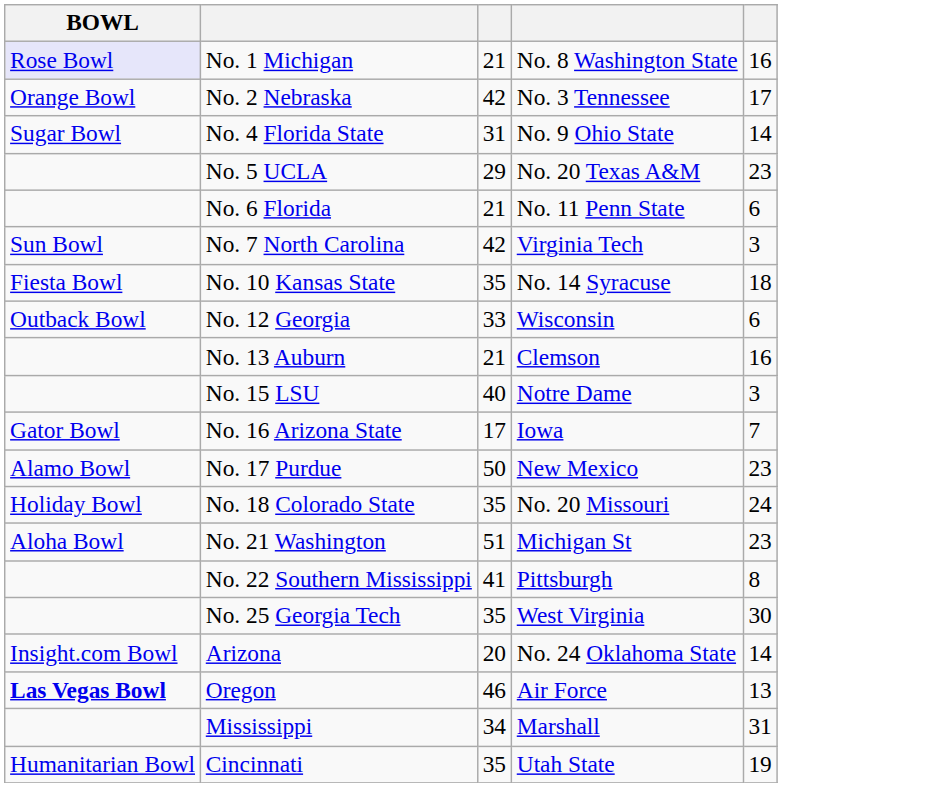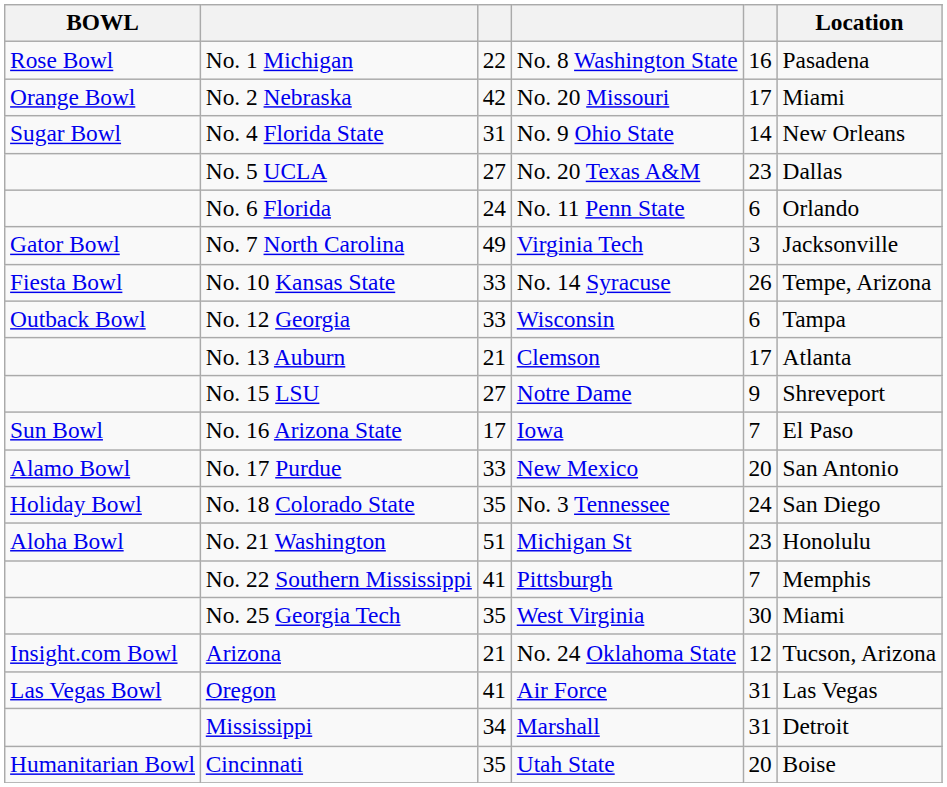+ column: (859, 23)
(62, 60) lavender background -> (62, 60) no background
(494, 60) 21 -> (494, 60) 22
(593, 97) No. 3 Tennessee -> (593, 97) No. 20 Missouri
(494, 171) 29 -> (494, 171) 27
(494, 208) 21 -> (494, 208) 24
(57, 245) Sun Bowl -> (65, 245) Gator Bowl
(494, 245) 42 -> (494, 245) 49
(494, 282) 35 -> (494, 282) 33
(760, 282) 18 -> (760, 282) 26
(760, 356) 16 -> (760, 356) 17
(494, 393) 40 -> (494, 393) 27
(754, 393) 3 -> (754, 393) 9
(65, 430) Gator Bowl -> (57, 430) Sun Bowl
(494, 467) 50 -> (494, 467) 33
(760, 467) 23 -> (760, 467) 20
(593, 504) No. 20 Missouri -> (593, 504) No. 3 Tennessee
(754, 578) 8 -> (754, 578) 7
(494, 652) 20 -> (494, 652) 21
(760, 652) 14 -> (760, 652) 12
(88, 689) bold -> (86, 689) normal
(494, 689) 46 -> (494, 689) 41
(760, 689) 13 -> (760, 689) 31
(760, 763) 19 -> (760, 763) 20
